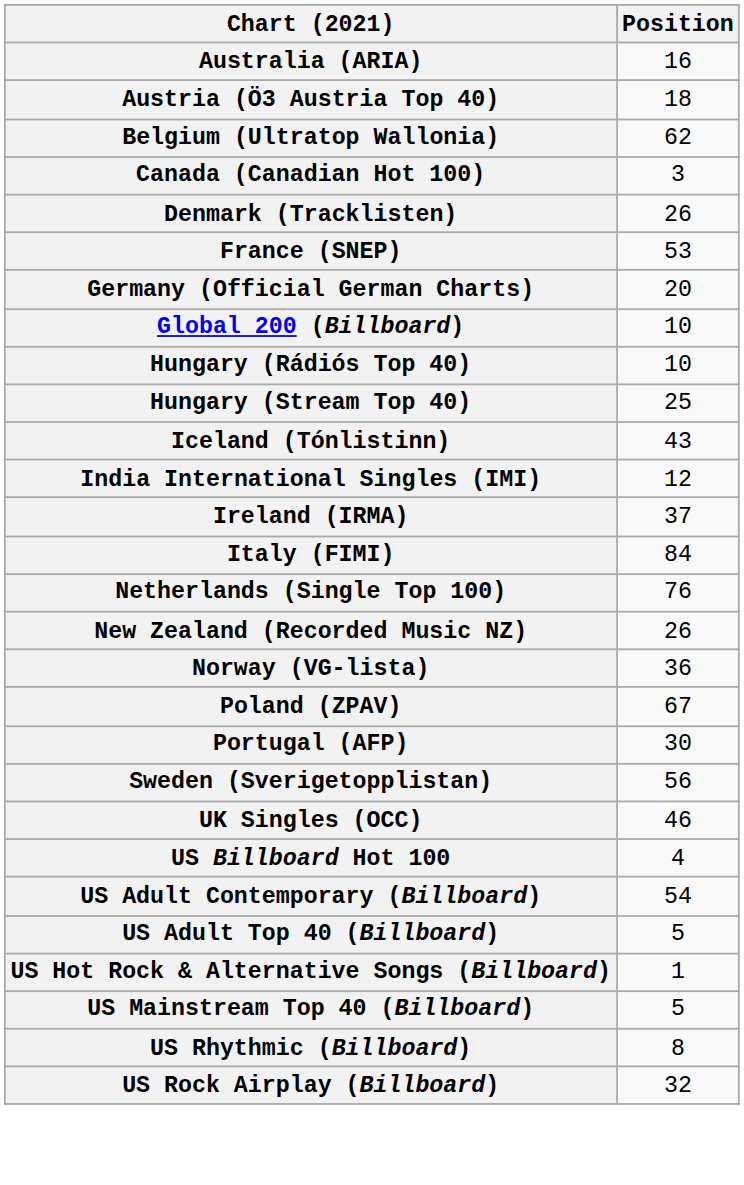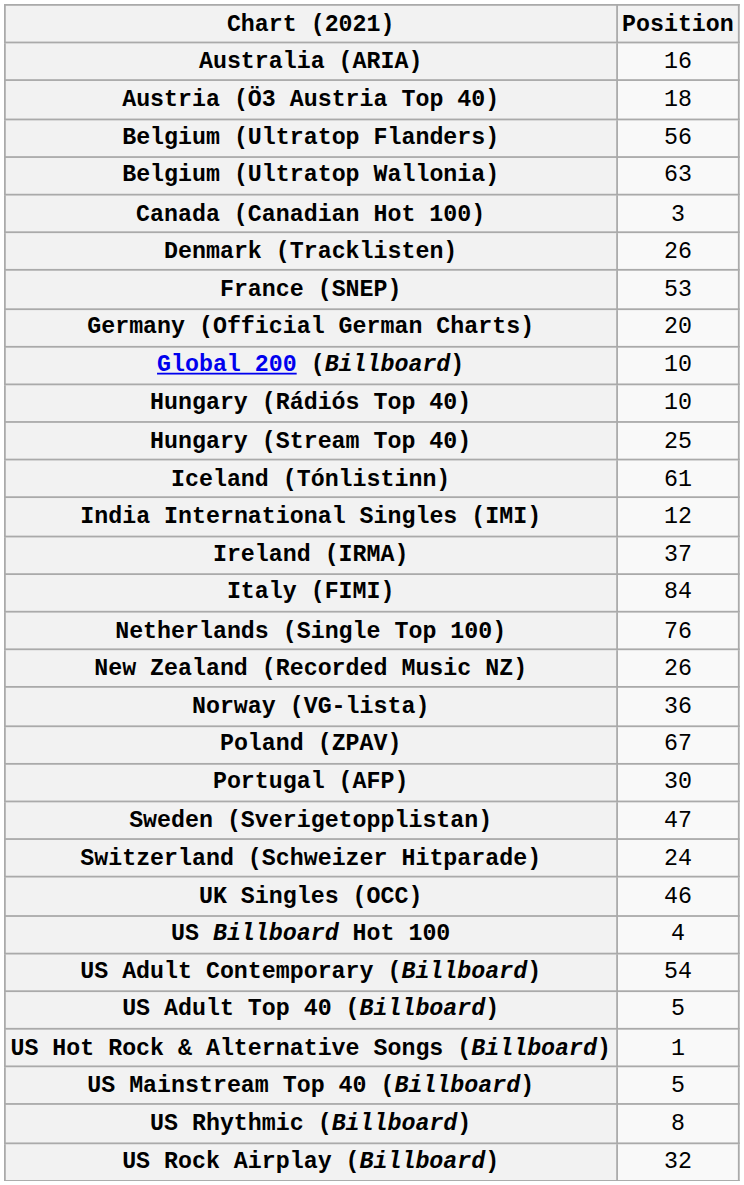+ row: (311, 138)
(678, 138) 62 -> (678, 176) 63
(678, 441) 43 -> (678, 479) 61
(678, 782) 56 -> (678, 820) 47
+ row: (311, 858)
